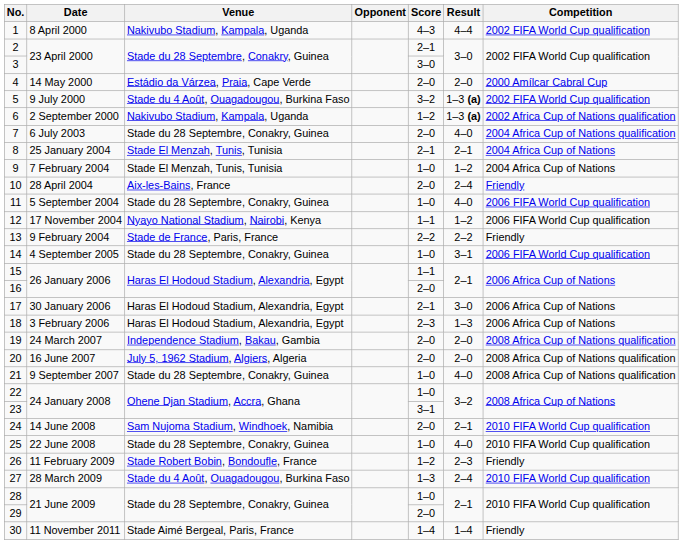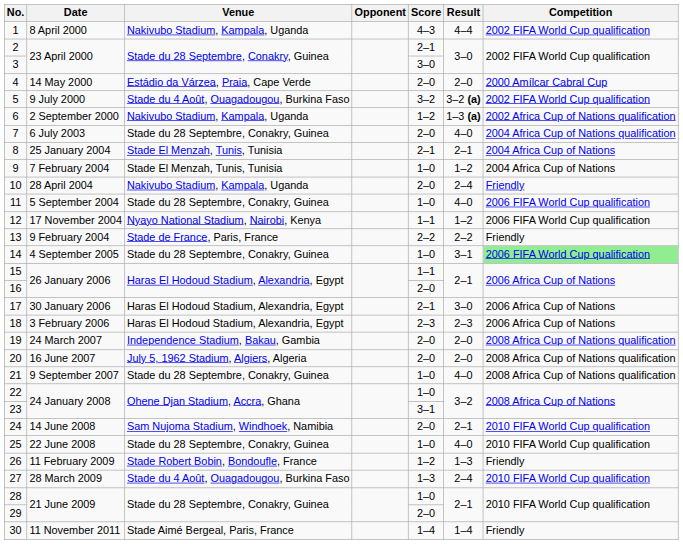(463, 99) 1–3 (a) -> (463, 99) 3–2 (a)
(179, 185) Aix-les-Bains, France -> (218, 185) Nakivubo Stadium, Kampala, Uganda
(568, 254) no background -> (568, 254) lightgreen background
(463, 323) 1–3 -> (463, 323) 2–3
(463, 461) 2–3 -> (463, 461) 1–3
